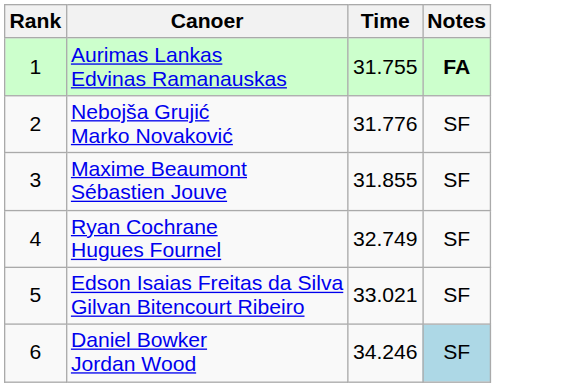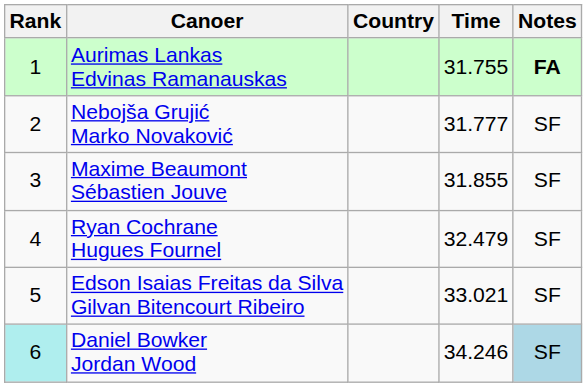+ column: (393, 21)
(385, 123) 31.776 -> (476, 123) 31.777
(385, 238) 32.749 -> (476, 238) 32.479
(35, 352) no background -> (35, 352) paleturquoise background
